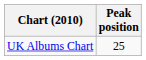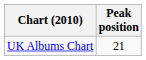(119, 45) 25 -> (119, 45) 21
